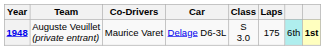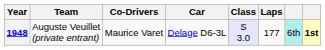(243, 33) no background -> (243, 33) lavender background
(272, 33) 175 -> (272, 33) 177
